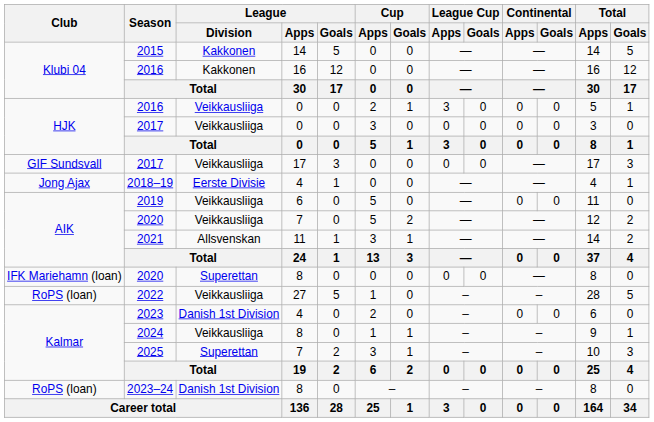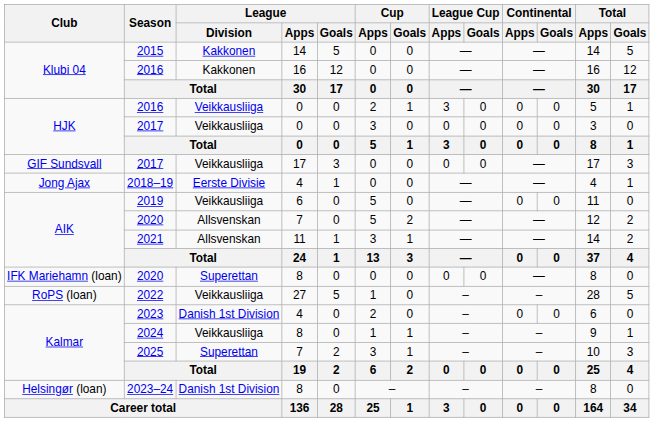(229, 220) Veikkausliiga -> (229, 220) Allsvenskan
(64, 389) RoPS (loan) -> (64, 389) Helsingør (loan)
